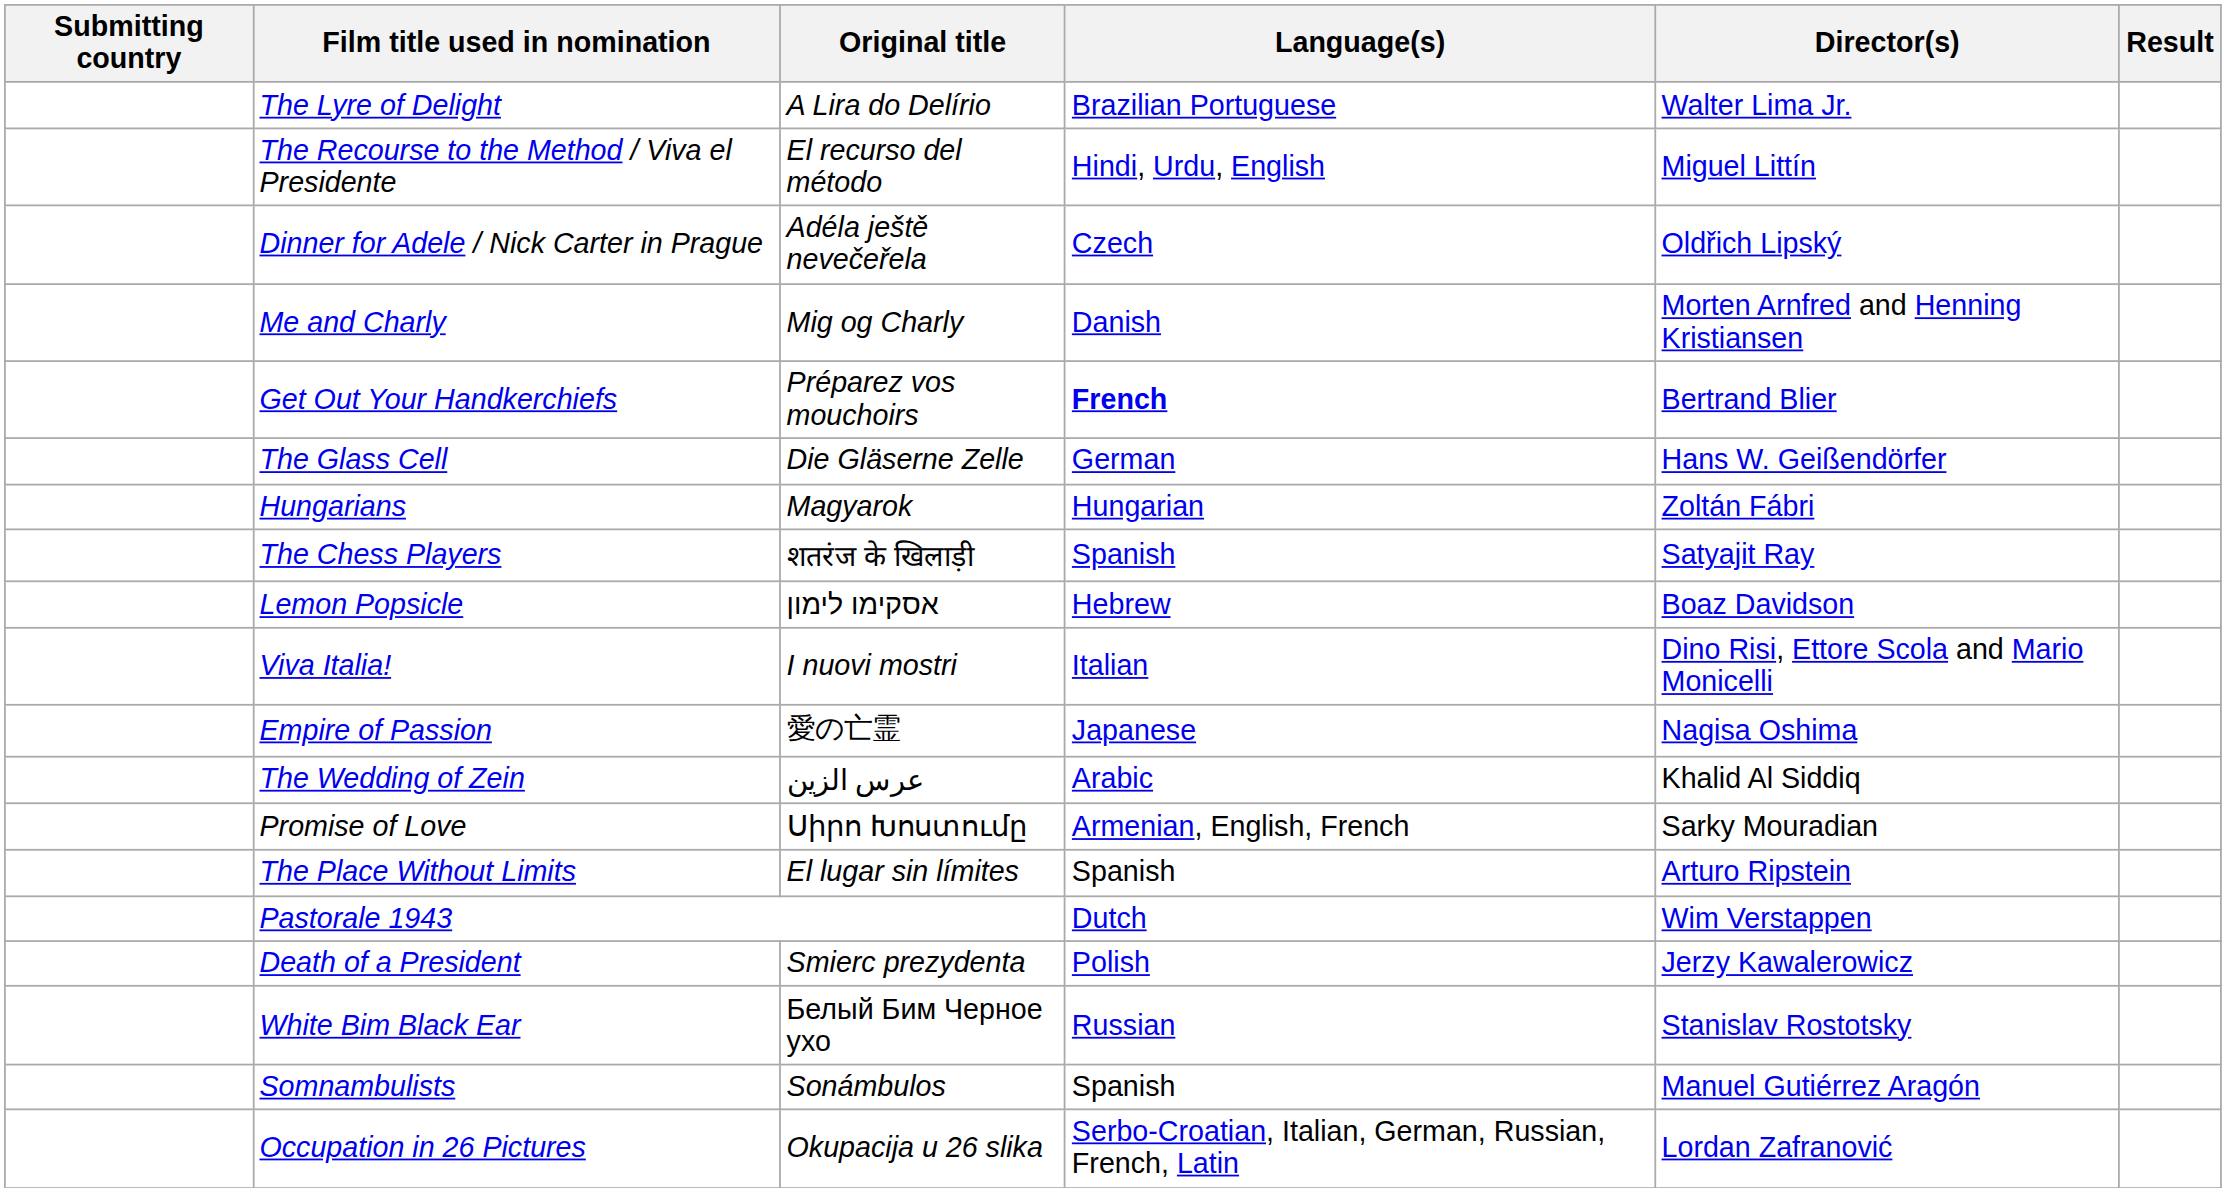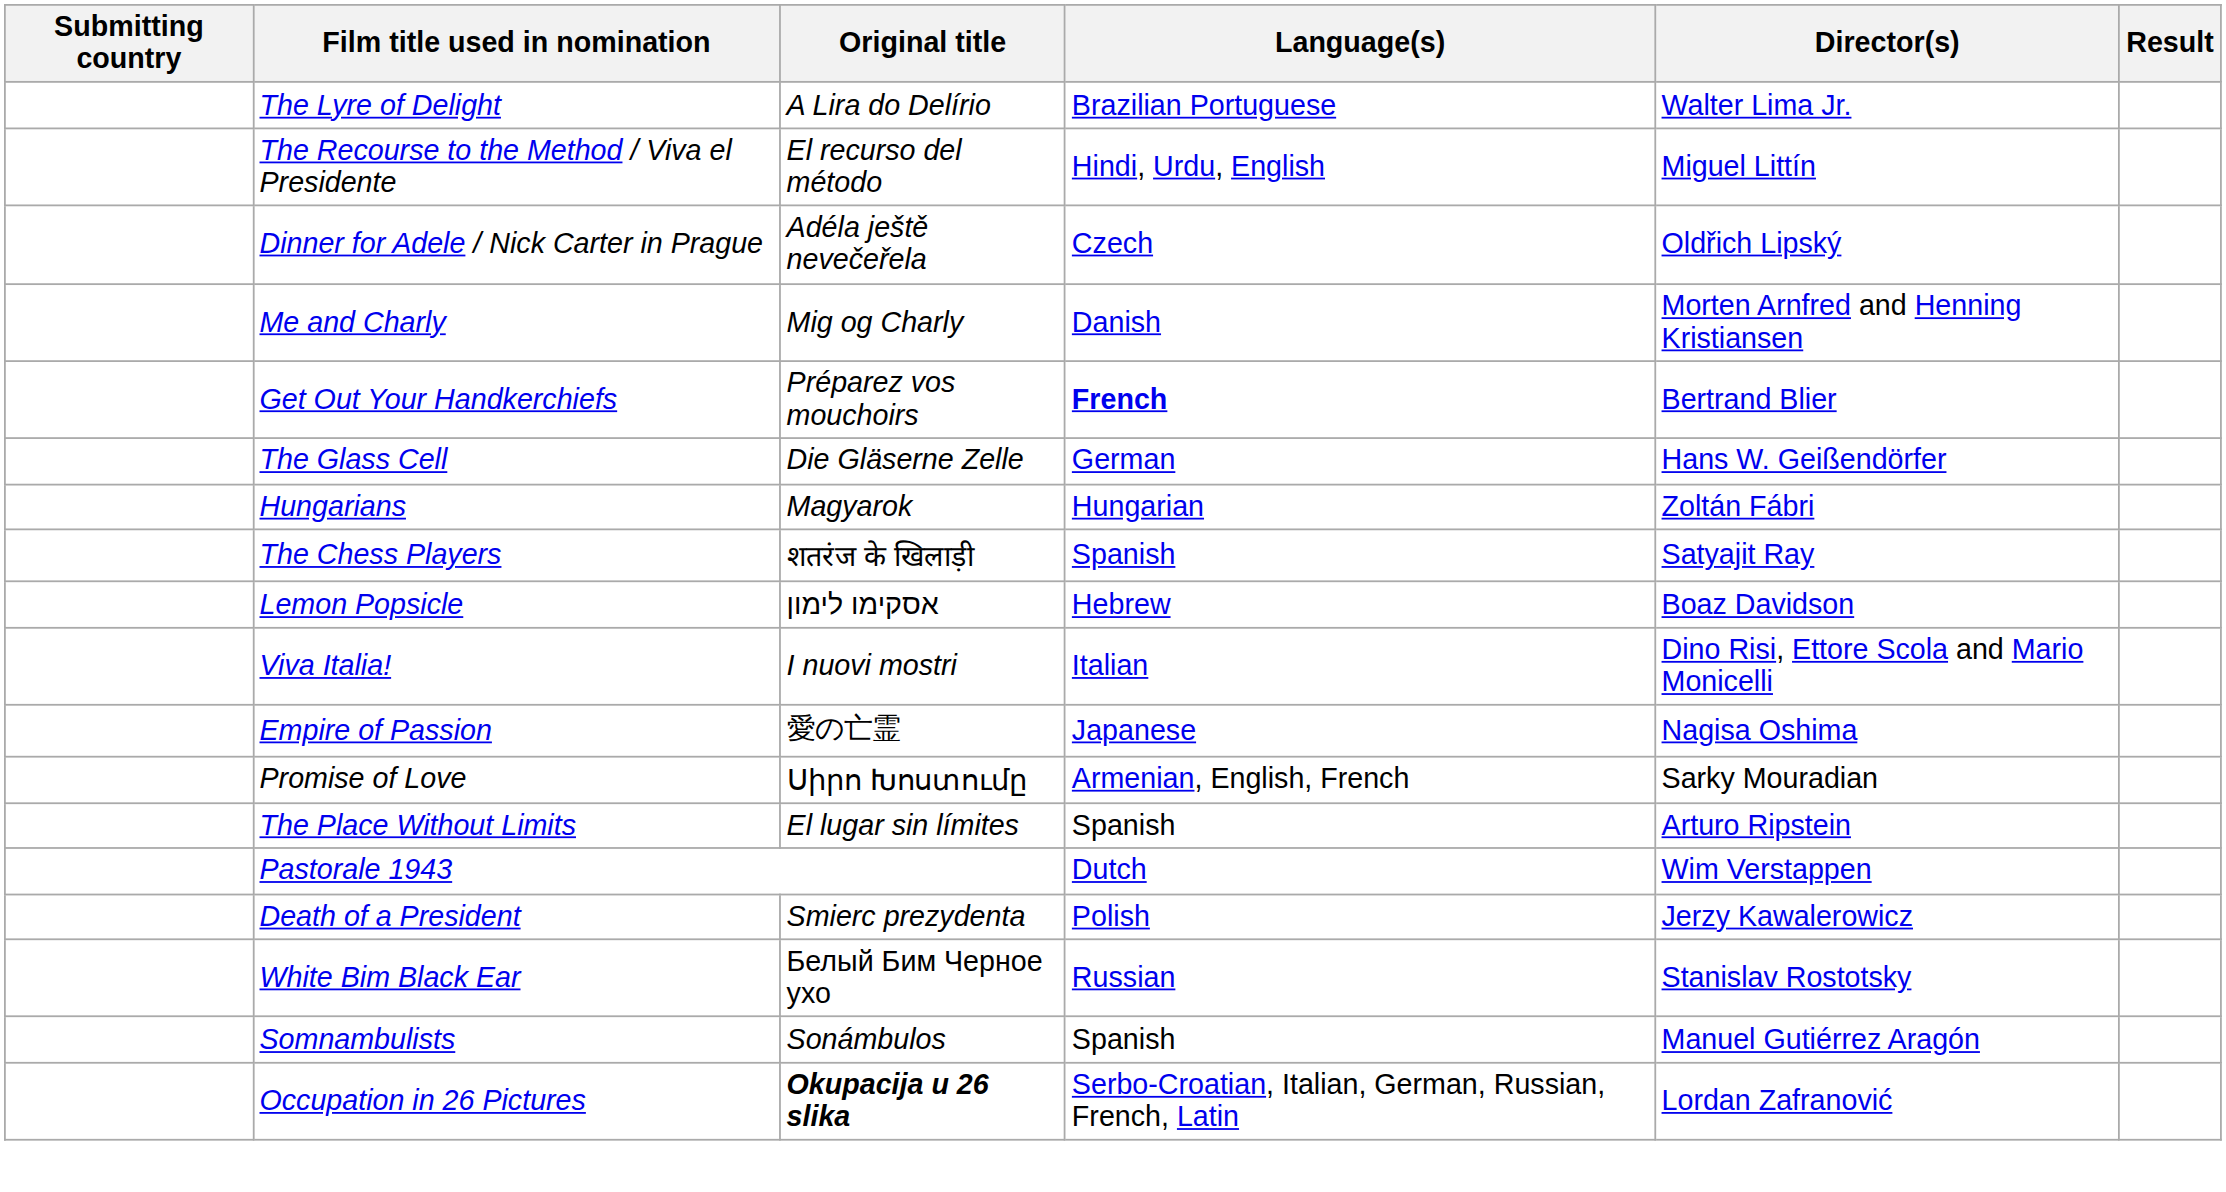- row: (392, 779)
(915, 1147) normal -> (888, 1100) bold
